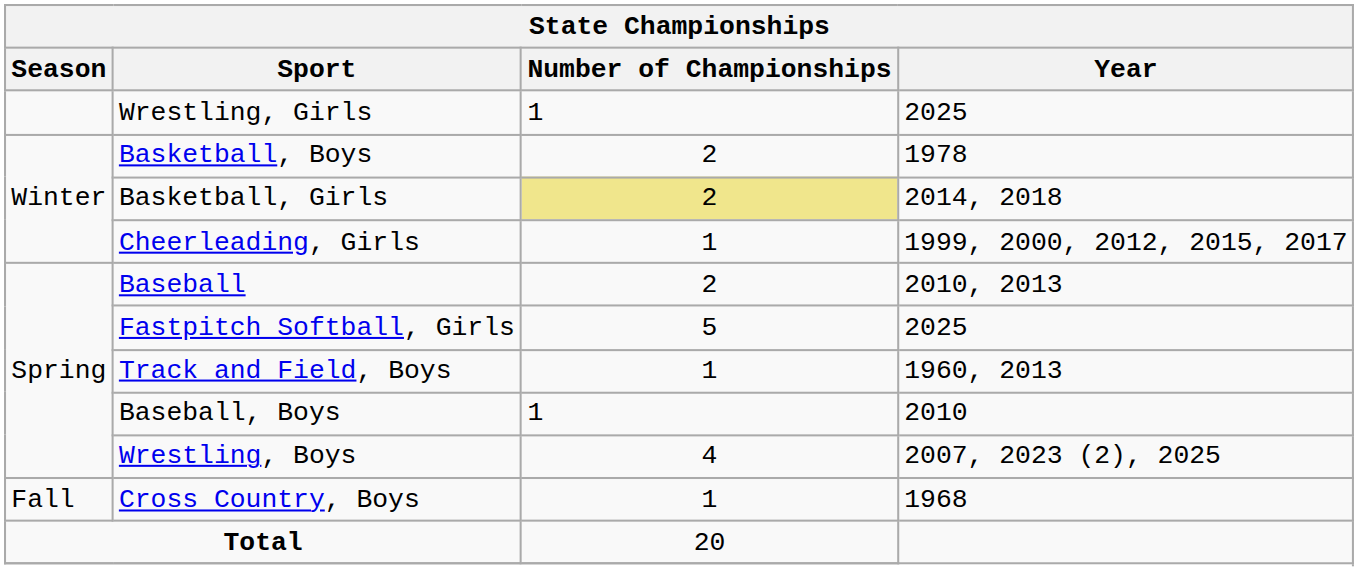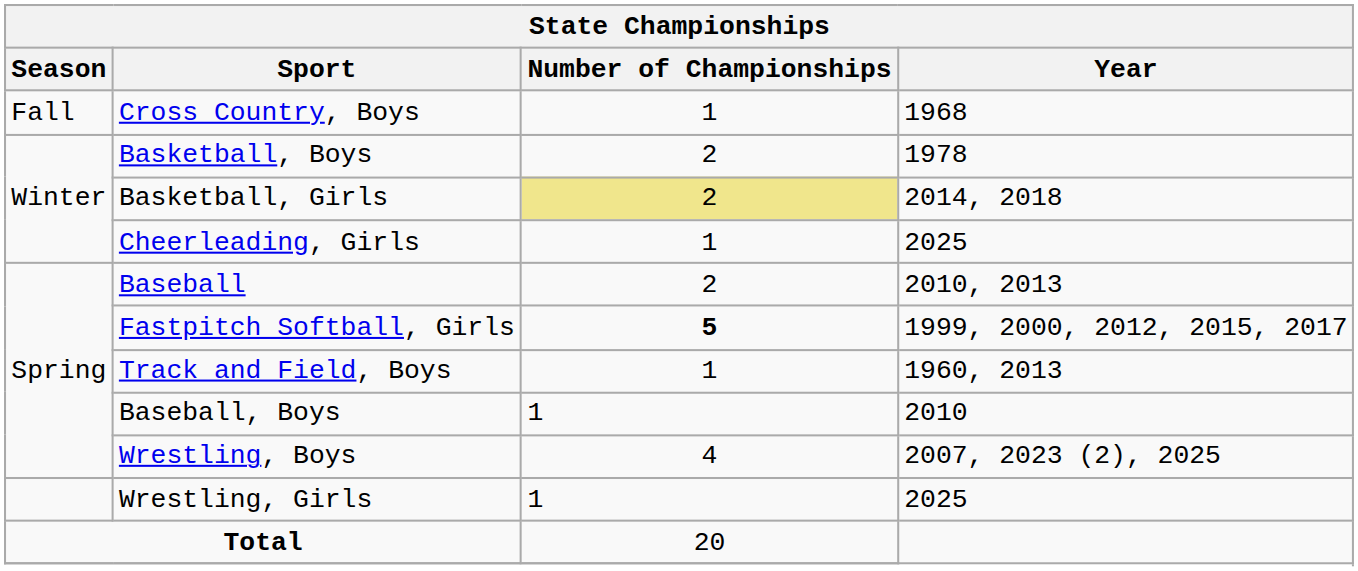rows swapped: (269, 500) <-> (246, 113)
(1126, 242) 1999, 2000, 2012, 2015, 2017 -> (936, 242) 2025
(710, 328) normal -> (710, 328) bold
(936, 328) 2025 -> (1126, 328) 1999, 2000, 2012, 2015, 2017
